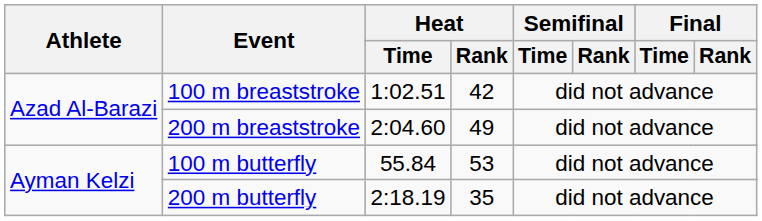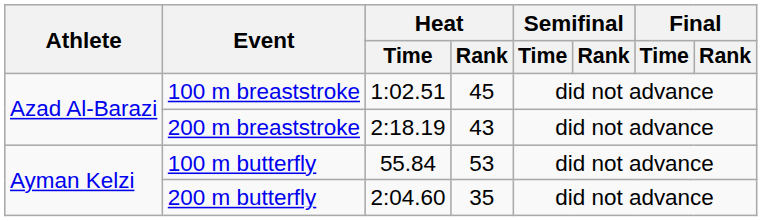(482, 92) 42 -> (482, 92) 45
(408, 127) 2:04.60 -> (408, 127) 2:18.19
(482, 127) 49 -> (482, 127) 43
(408, 198) 2:18.19 -> (408, 198) 2:04.60
